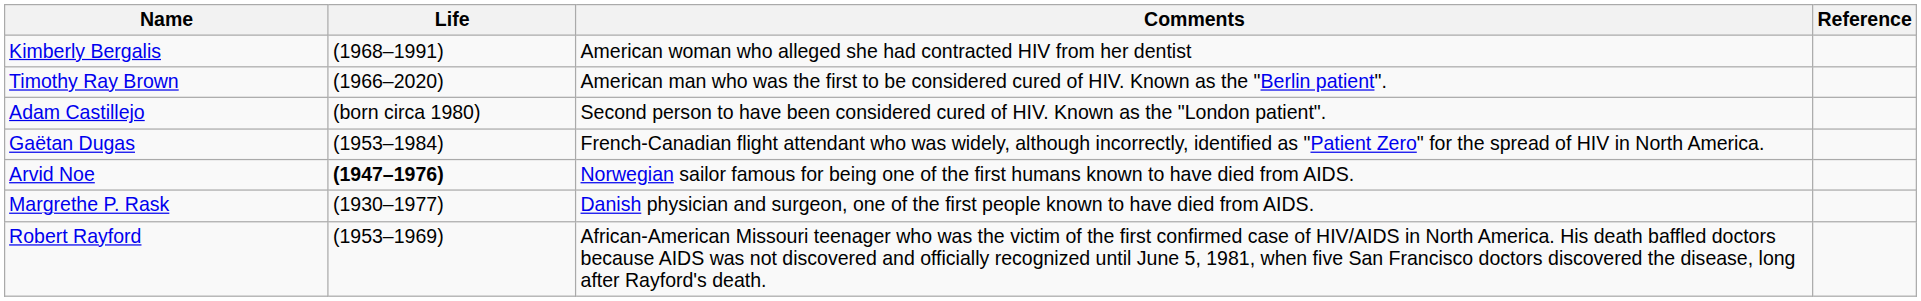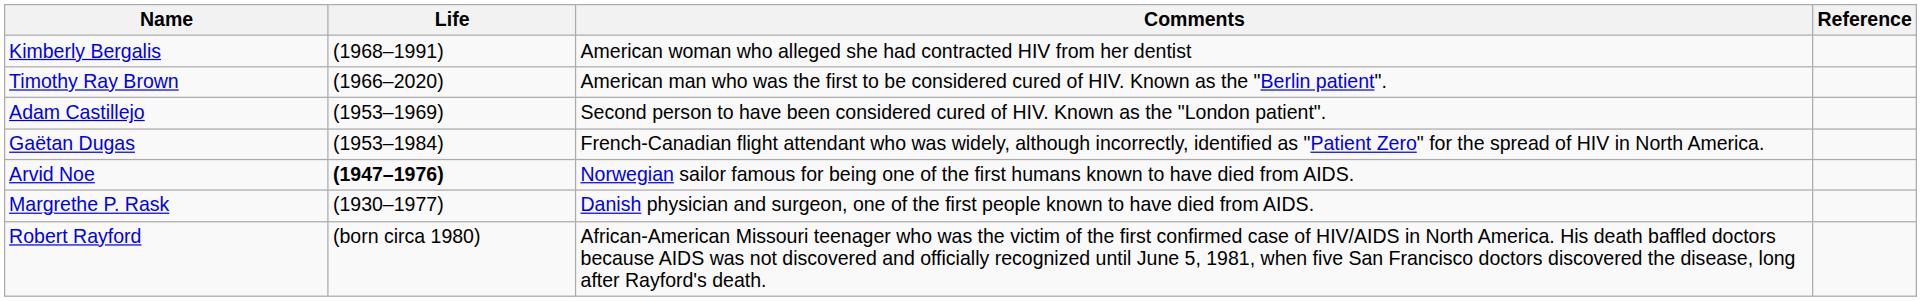(407, 112) (born circa 1980) -> (388, 112) (1953–1969)
(388, 236) (1953–1969) -> (407, 236) (born circa 1980)
